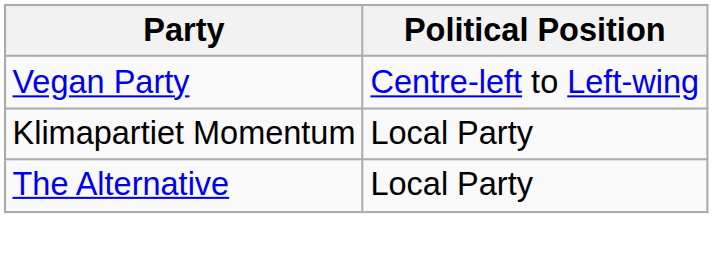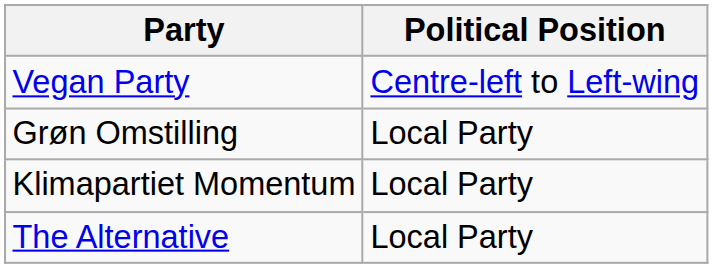+ row: (125, 133)
